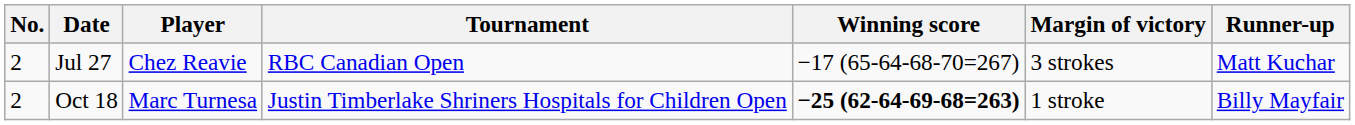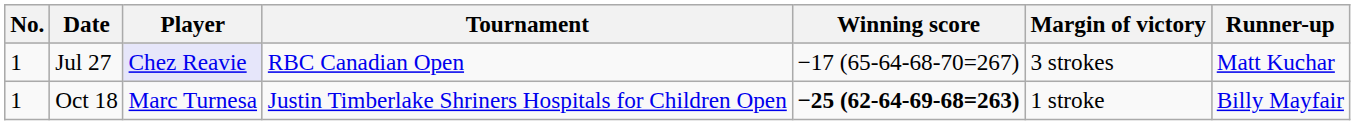(16, 62) 2 -> (16, 62) 1
(188, 62) no background -> (188, 62) lavender background
(16, 100) 2 -> (16, 100) 1
